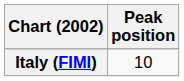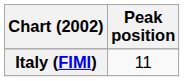(143, 62) 10 -> (143, 62) 11
